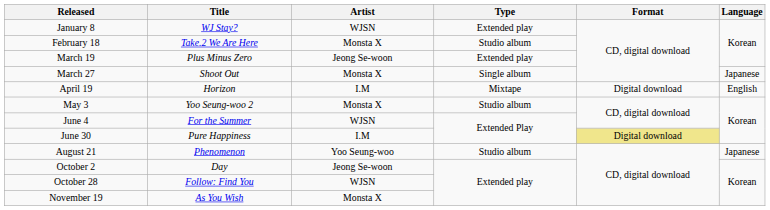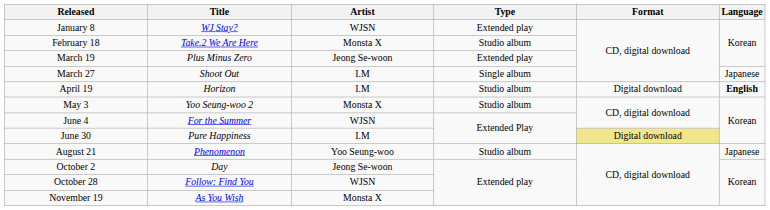(362, 74) Monsta X -> (362, 74) I.M
(505, 89) Mixtape -> (505, 89) Studio album
(742, 89) normal -> (742, 89) bold
